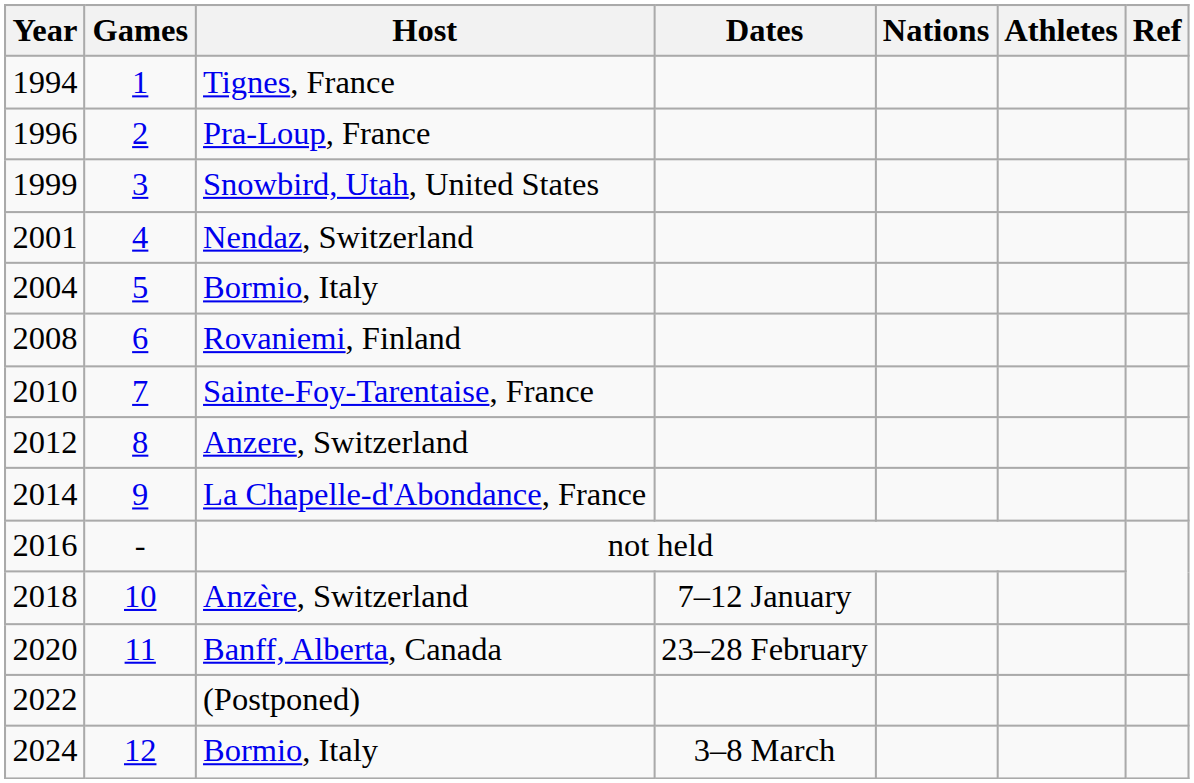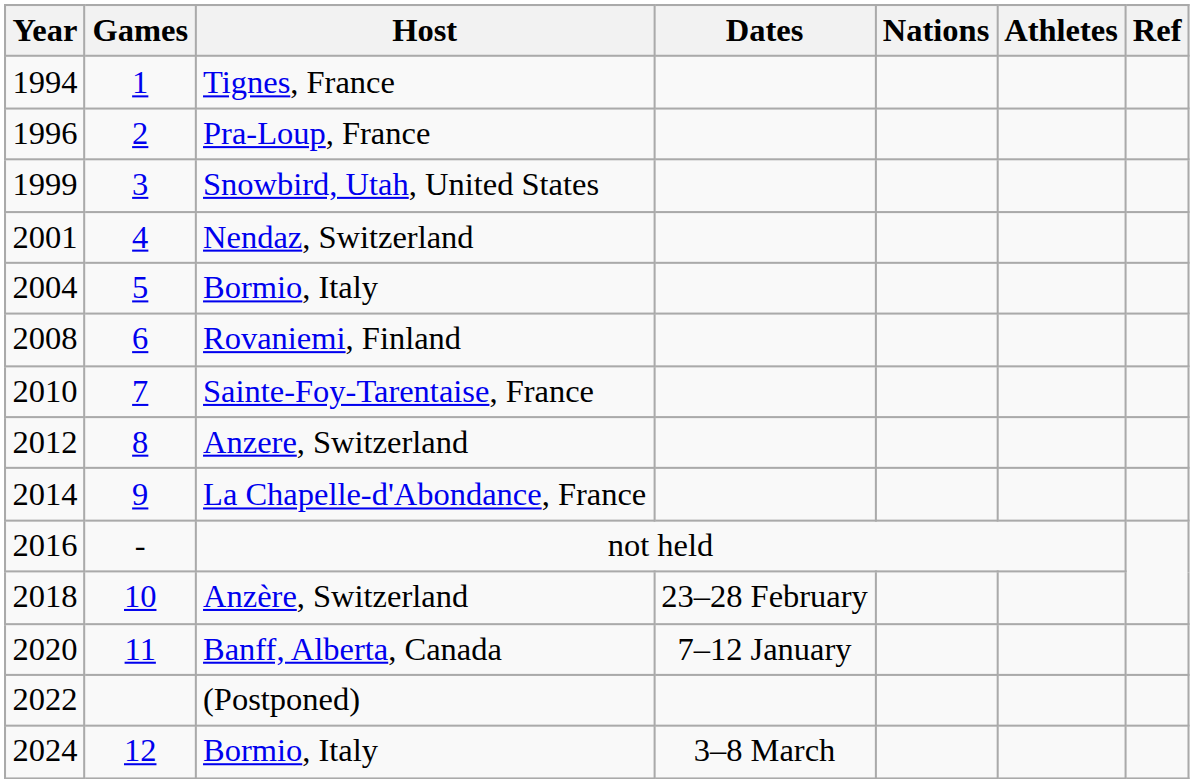(765, 596) 7–12 January -> (765, 596) 23–28 February
(765, 648) 23–28 February -> (765, 648) 7–12 January
